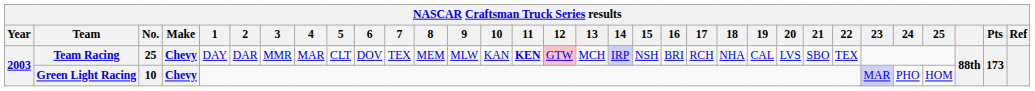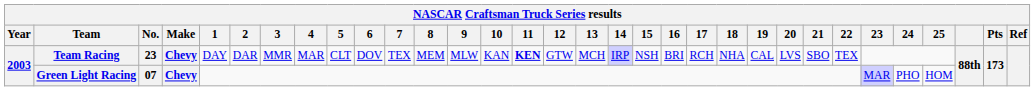(151, 55) 25 -> (151, 55) 23
(560, 55) pink background -> (560, 55) no background
(151, 75) 10 -> (151, 75) 07
